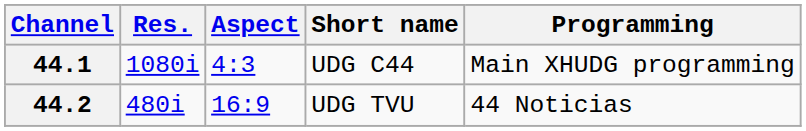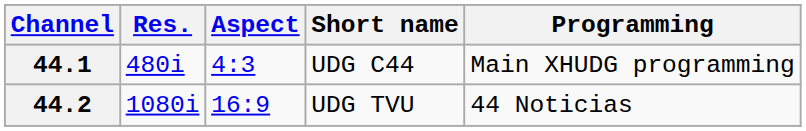(163, 65) 1080i -> (155, 65) 480i
(155, 105) 480i -> (163, 105) 1080i
